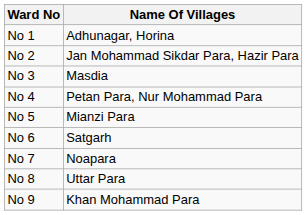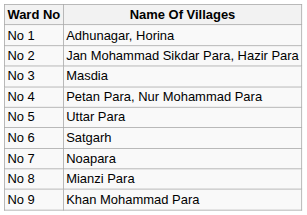(100, 117) Mianzi Para -> (96, 117) Uttar Para
(96, 179) Uttar Para -> (100, 179) Mianzi Para
